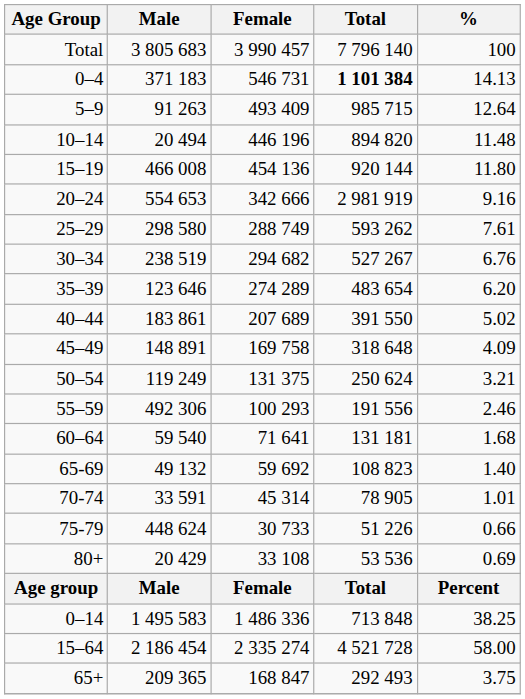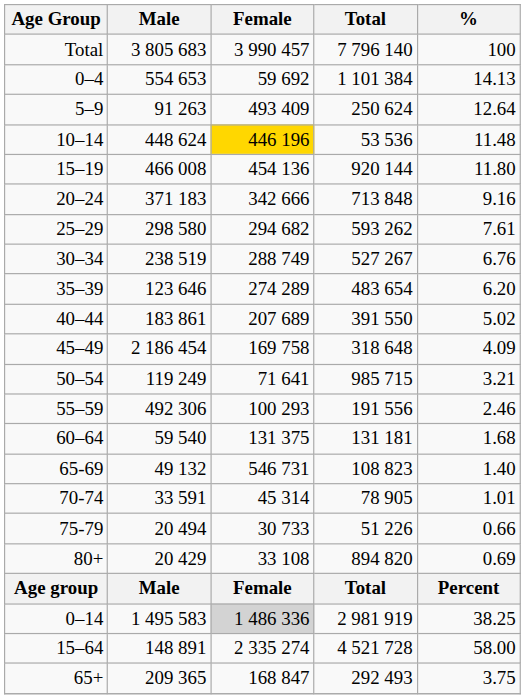(176, 79) 371 183 -> (176, 79) 554 653
(279, 79) 546 731 -> (284, 79) 59 692
(375, 79) bold -> (375, 79) normal
(382, 109) 985 715 -> (382, 109) 250 624
(180, 139) 20 494 -> (176, 139) 448 624
(279, 139) no background -> (279, 139) gold background
(382, 139) 894 820 -> (387, 139) 53 536
(176, 199) 554 653 -> (176, 199) 371 183
(375, 199) 2 981 919 -> (382, 199) 713 848
(279, 229) 288 749 -> (279, 229) 294 682
(279, 259) 294 682 -> (279, 259) 288 749
(176, 348) 148 891 -> (169, 348) 2 186 454
(279, 378) 131 375 -> (284, 378) 71 641
(382, 378) 250 624 -> (382, 378) 985 715
(284, 438) 71 641 -> (279, 438) 131 375
(284, 468) 59 692 -> (279, 468) 546 731
(176, 528) 448 624 -> (180, 528) 20 494
(387, 558) 53 536 -> (382, 558) 894 820
(272, 618) no background -> (272, 618) lightgrey background
(382, 618) 713 848 -> (375, 618) 2 981 919
(169, 648) 2 186 454 -> (176, 648) 148 891
